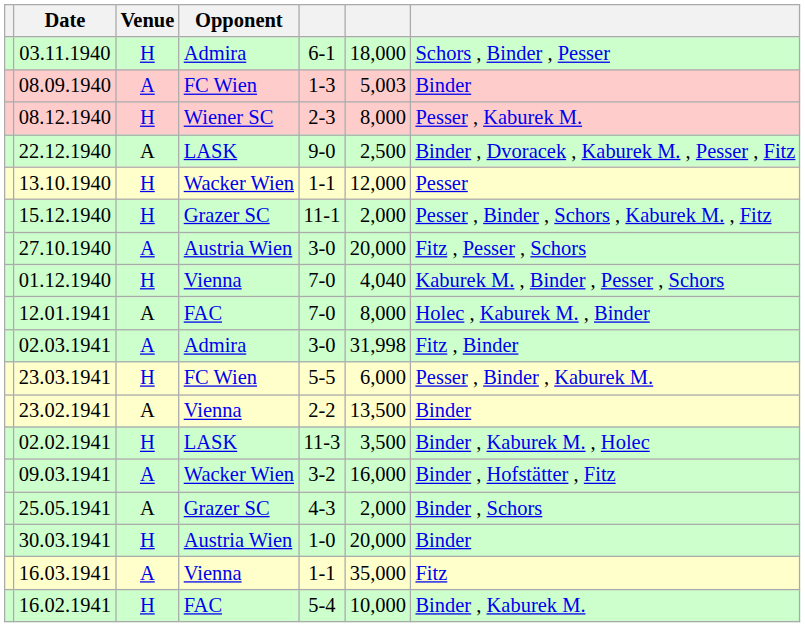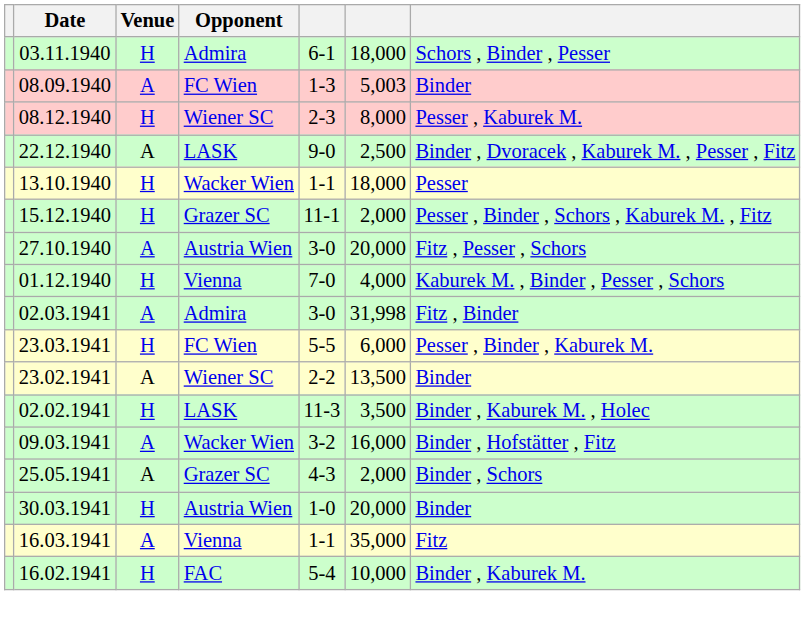(378, 183) 12,000 -> (378, 183) 18,000
(383, 280) 4,040 -> (383, 280) 4,000
- row: (65, 313)
(213, 410) Vienna -> (229, 378) Wiener SC
